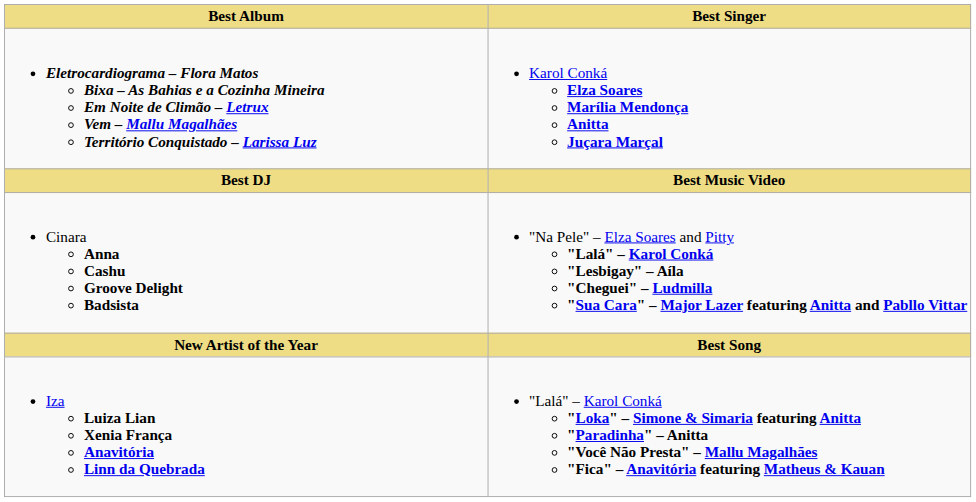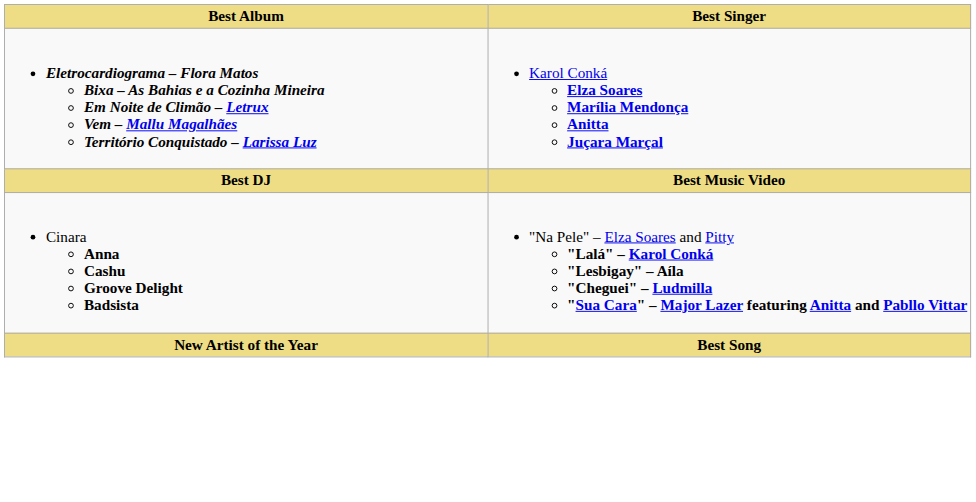- row: (246, 435)
